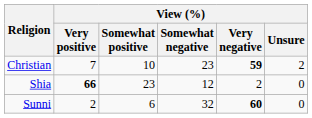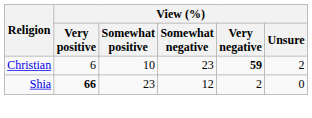(93, 65) 7 -> (93, 65) 6
- row: (37, 103)
